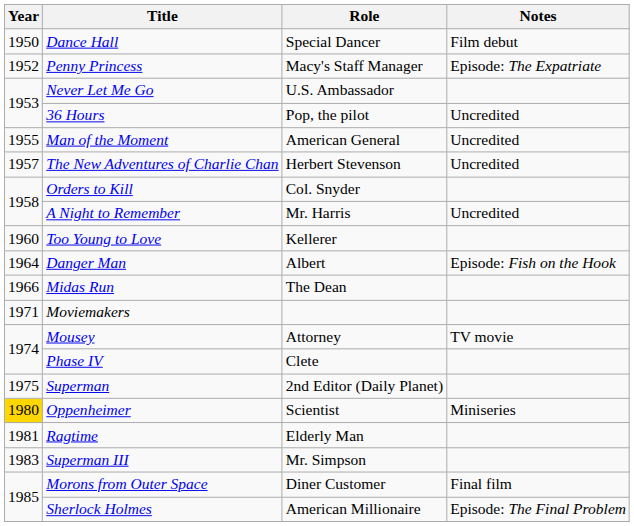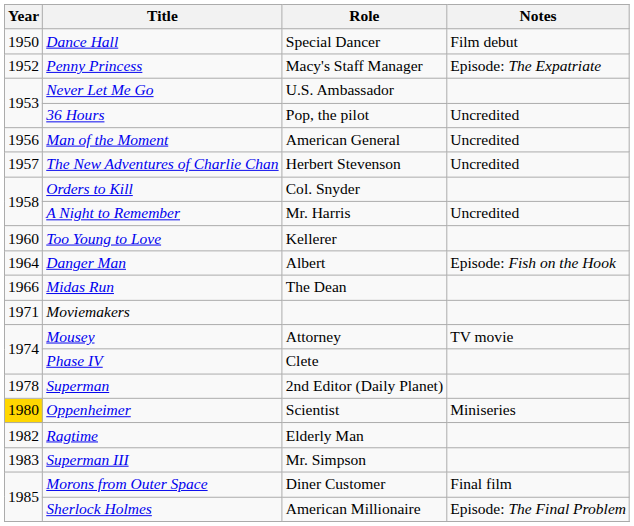(24, 139) 1955 -> (24, 139) 1956
(24, 386) 1975 -> (24, 386) 1978
(24, 435) 1981 -> (24, 435) 1982
